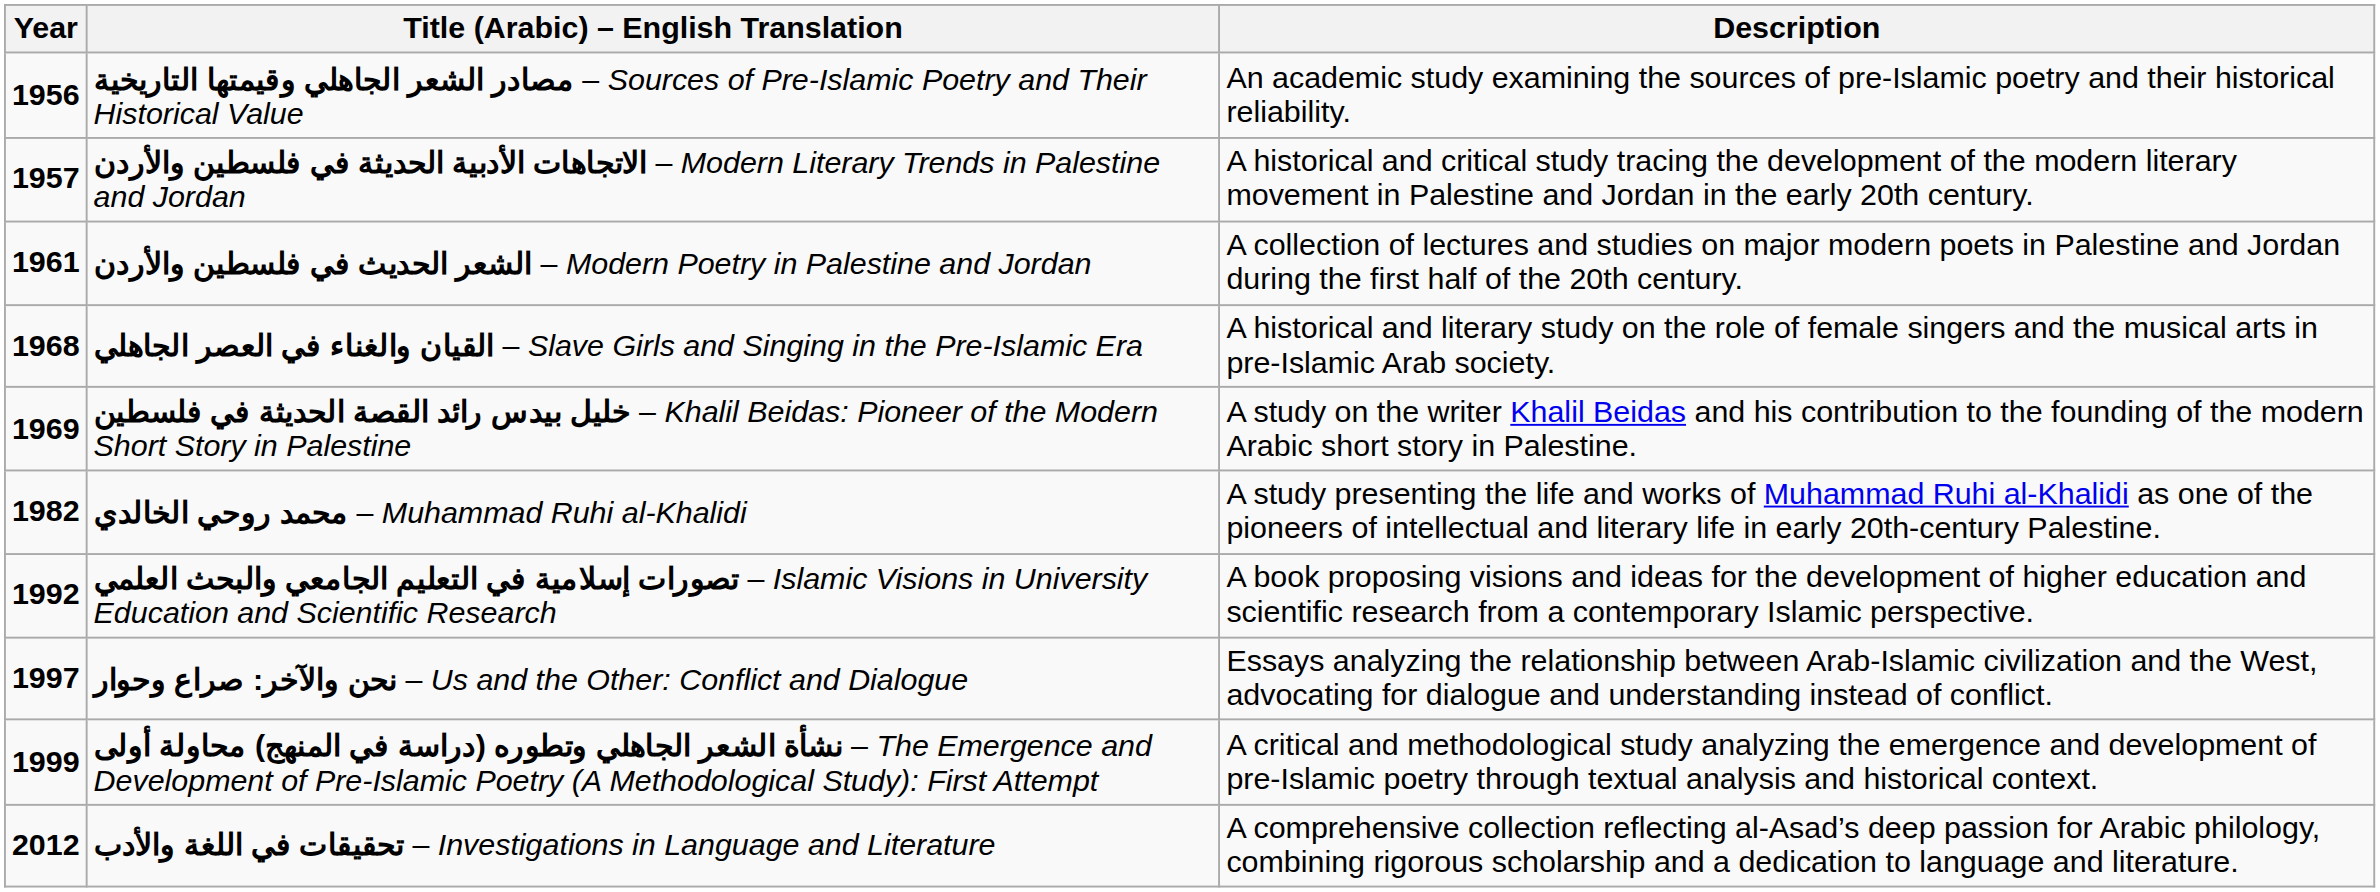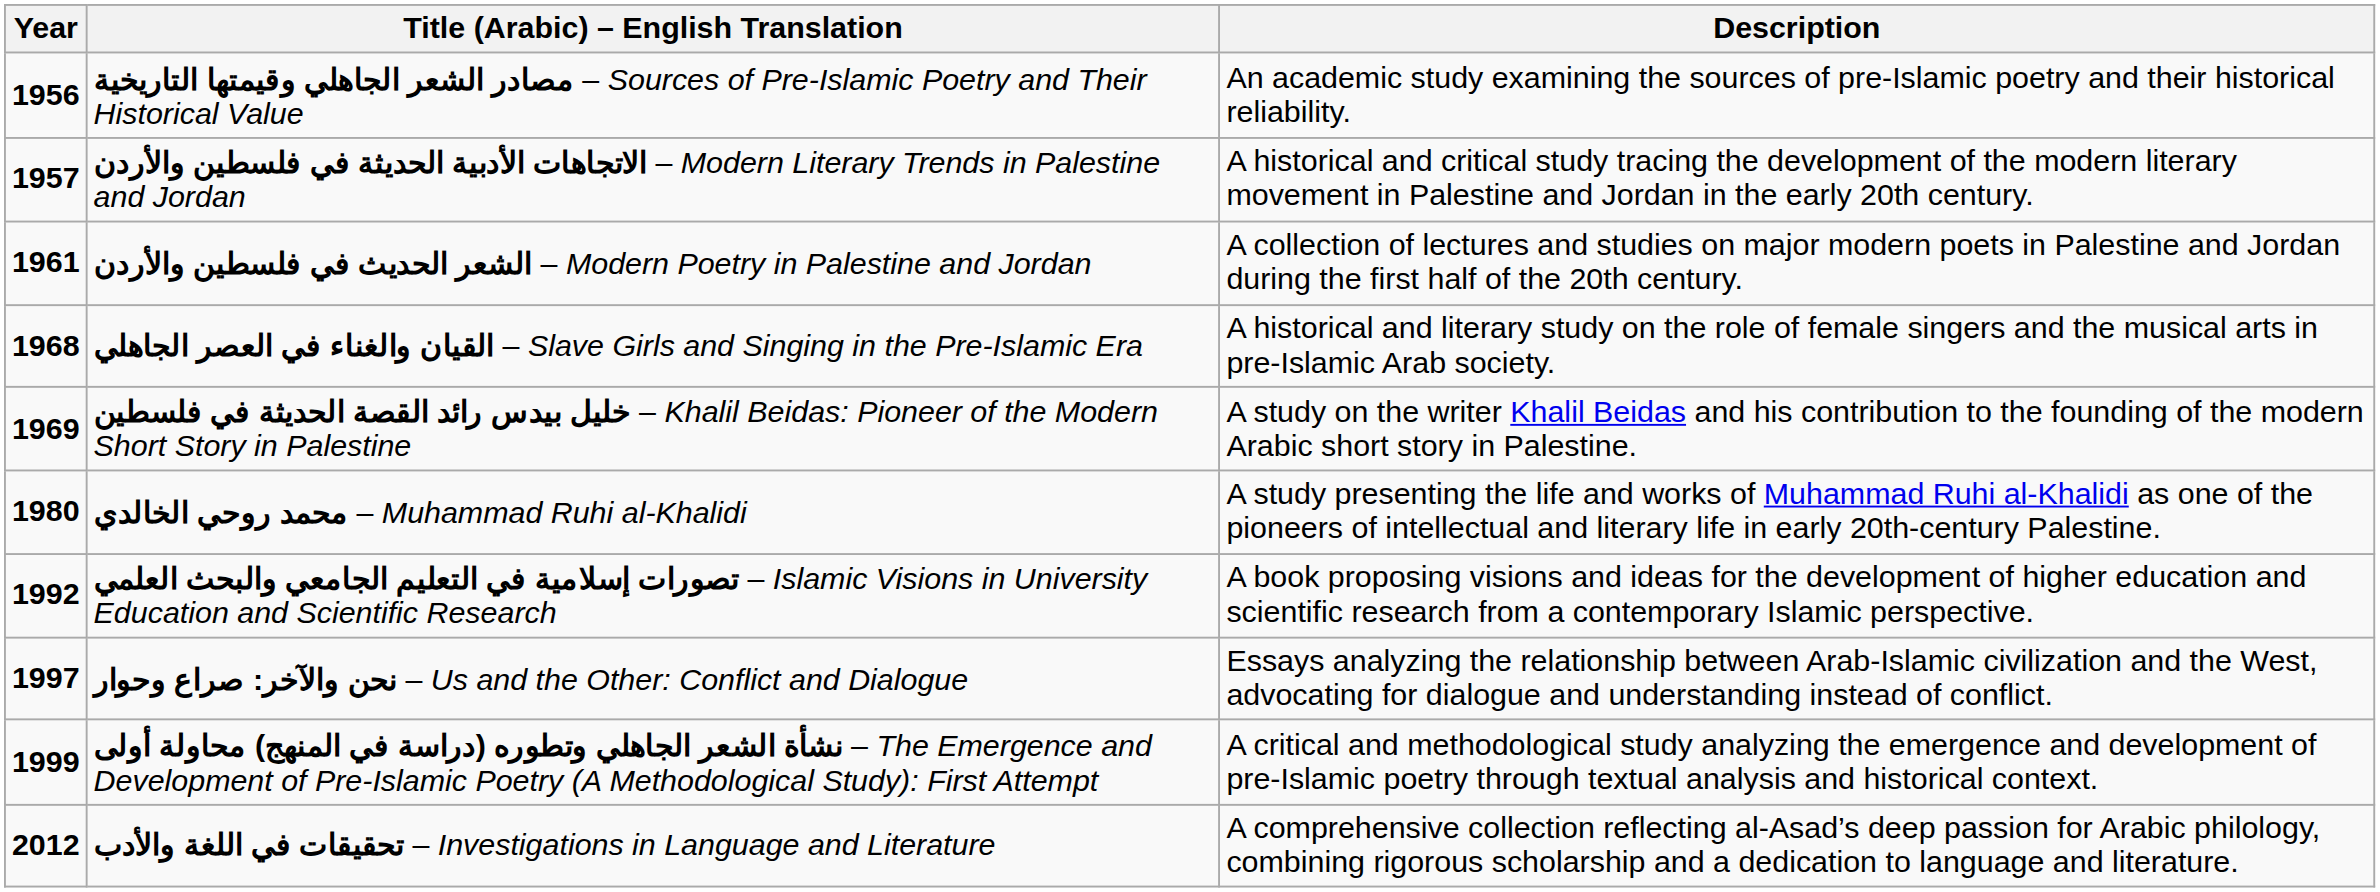(46, 511) 1982 -> (46, 511) 1980
